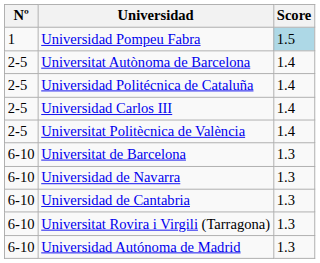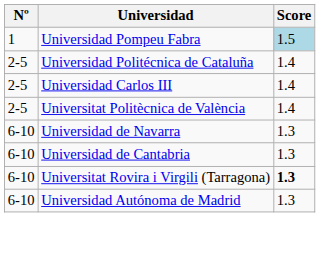- row: (146, 62)
- row: (114, 154)
(286, 223) normal -> (286, 177) bold
